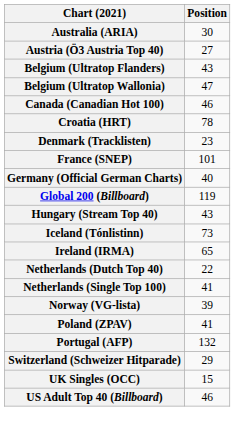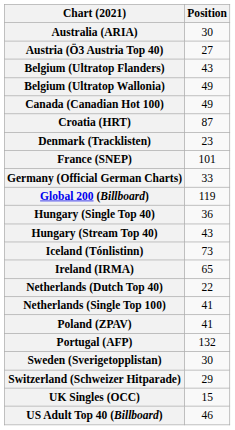(207, 86) 47 -> (207, 86) 49
(207, 104) 46 -> (207, 104) 49
(207, 123) 78 -> (207, 123) 87
(207, 178) 40 -> (207, 178) 33
+ row: (95, 214)
- row: (95, 305)
+ row: (95, 360)
